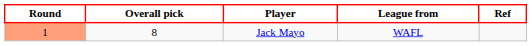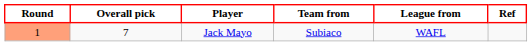+ column: (324, 13)
(154, 32) 8 -> (126, 32) 7
